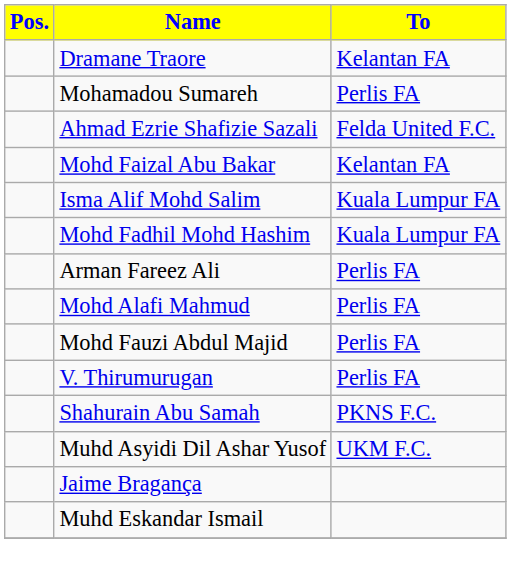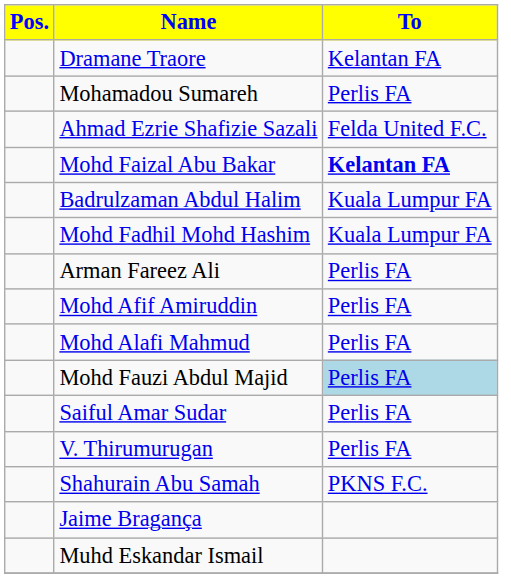(393, 164) normal -> (389, 164) bold
+ row: (180, 199)
- row: (160, 199)
+ row: (158, 306)
(378, 341) no background -> (370, 377) lightblue background
+ row: (143, 413)
- row: (193, 448)
